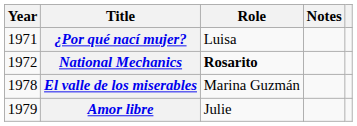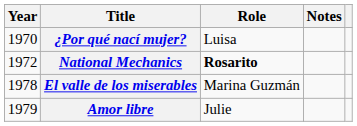(23, 39) 1971 -> (23, 39) 1970
